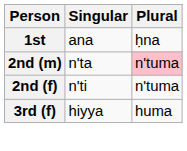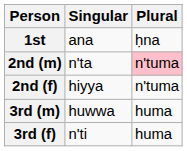(78, 87) n'ti -> (86, 87) hiyya
+ row: (35, 110)
(86, 110) hiyya -> (78, 134) n'ti
